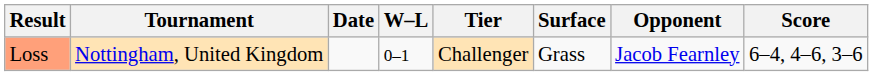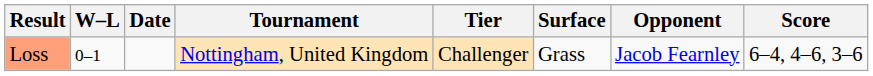columns swapped: (406, 20) <-> (199, 20)
